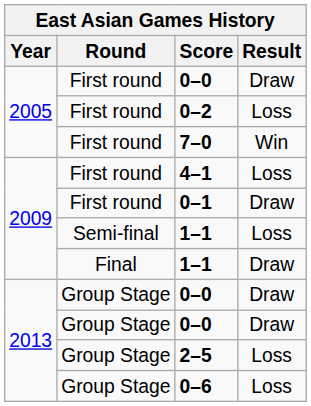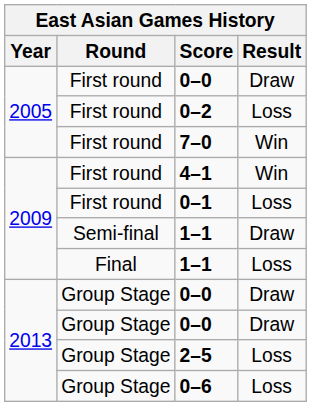(272, 173) Loss -> (272, 173) Win
(272, 203) Draw -> (272, 203) Loss
(272, 234) Loss -> (272, 234) Draw
(272, 264) Draw -> (272, 264) Loss
